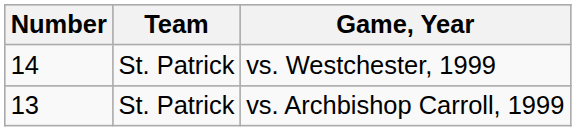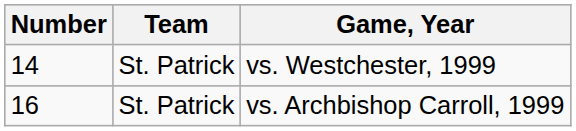(25, 105) 13 -> (25, 105) 16
